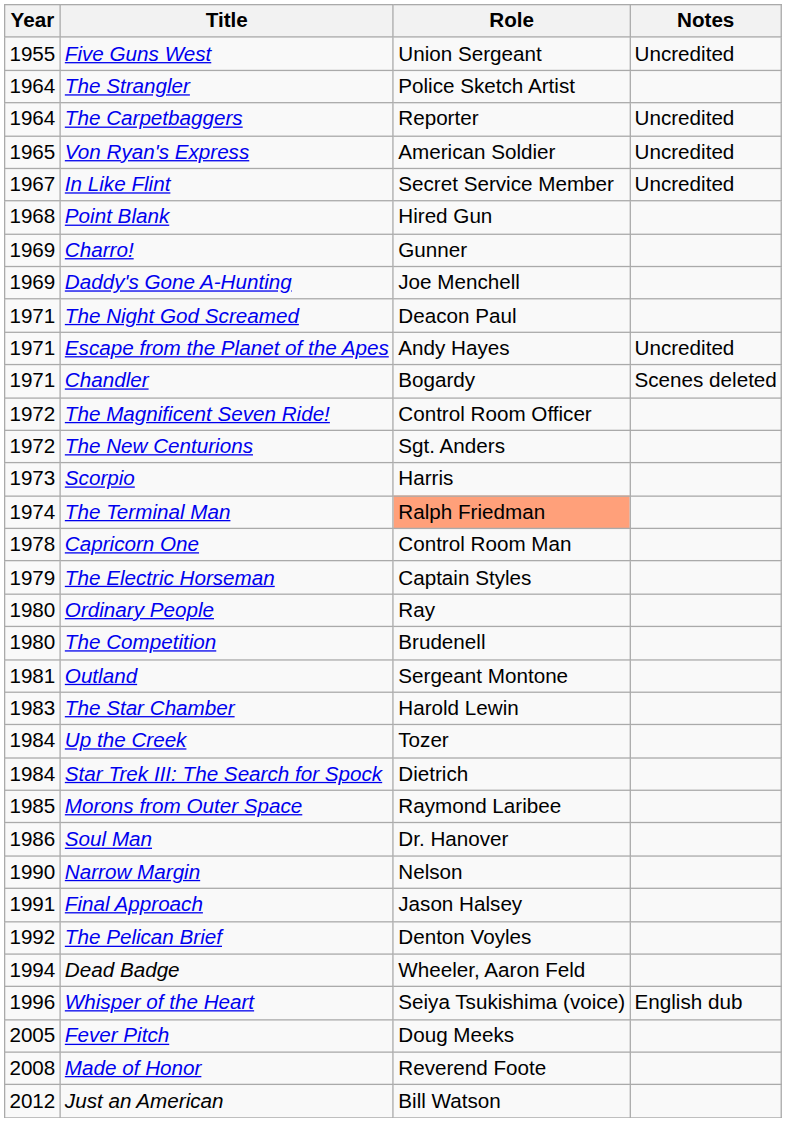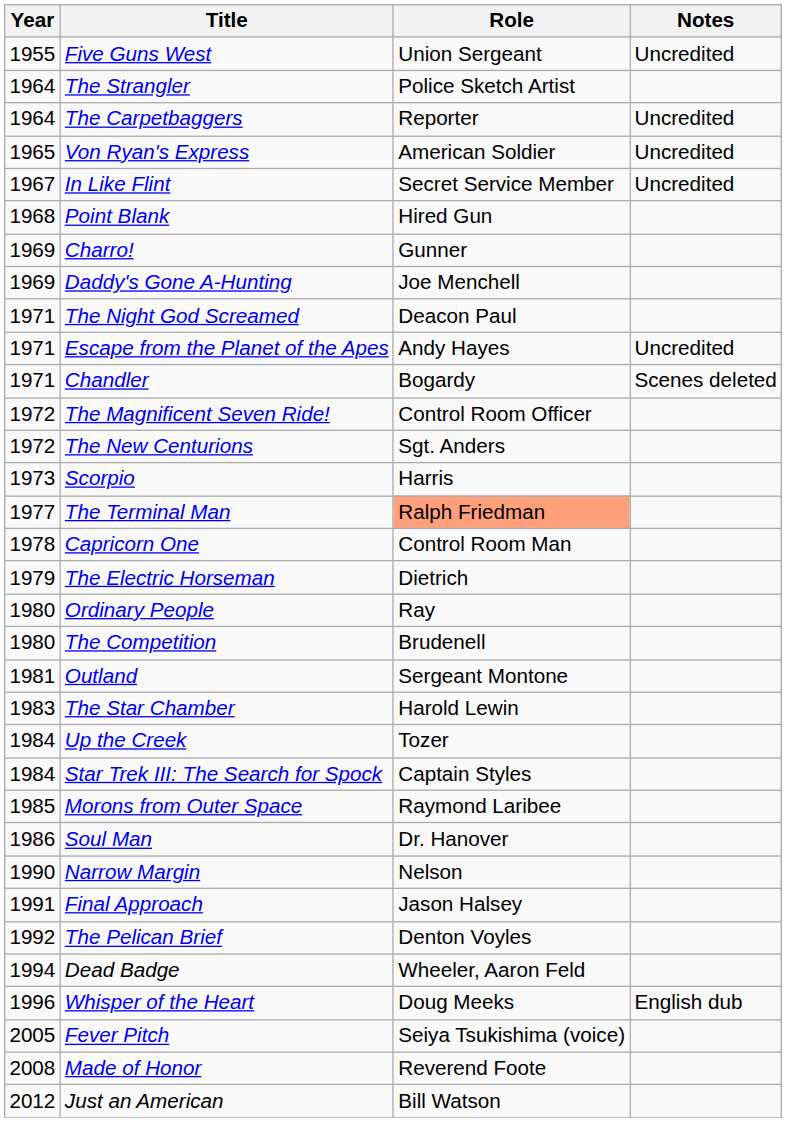(32, 511) 1974 -> (32, 511) 1977
(465, 577) Captain Styles -> (433, 577) Dietrich
(433, 773) Dietrich -> (465, 773) Captain Styles
(512, 1002) Seiya Tsukishima (voice) -> (456, 1002) Doug Meeks
(456, 1035) Doug Meeks -> (512, 1035) Seiya Tsukishima (voice)
